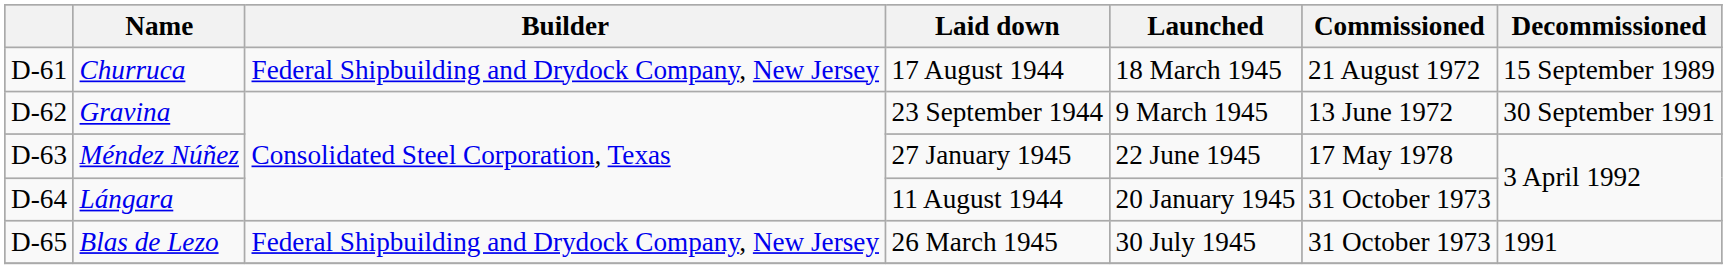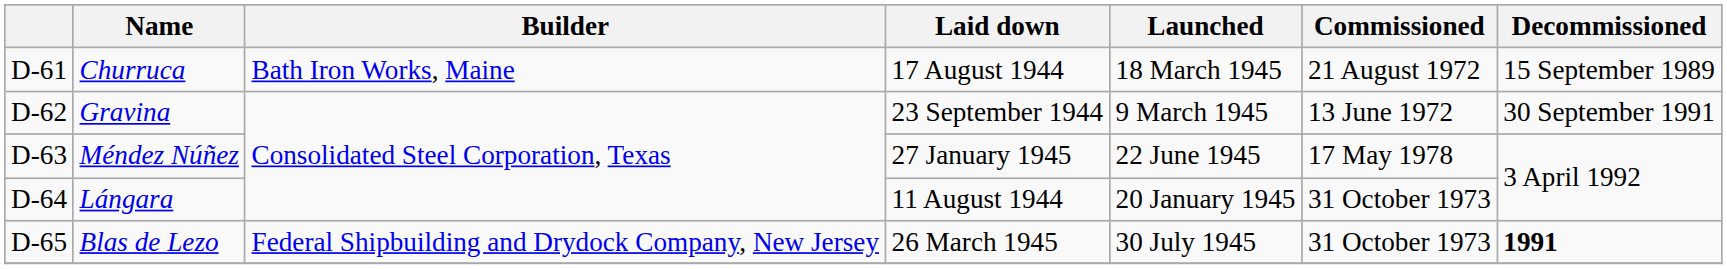(565, 69) Federal Shipbuilding and Drydock Company, New Jersey -> (383, 69) Bath Iron Works, Maine
(1530, 241) normal -> (1530, 241) bold
